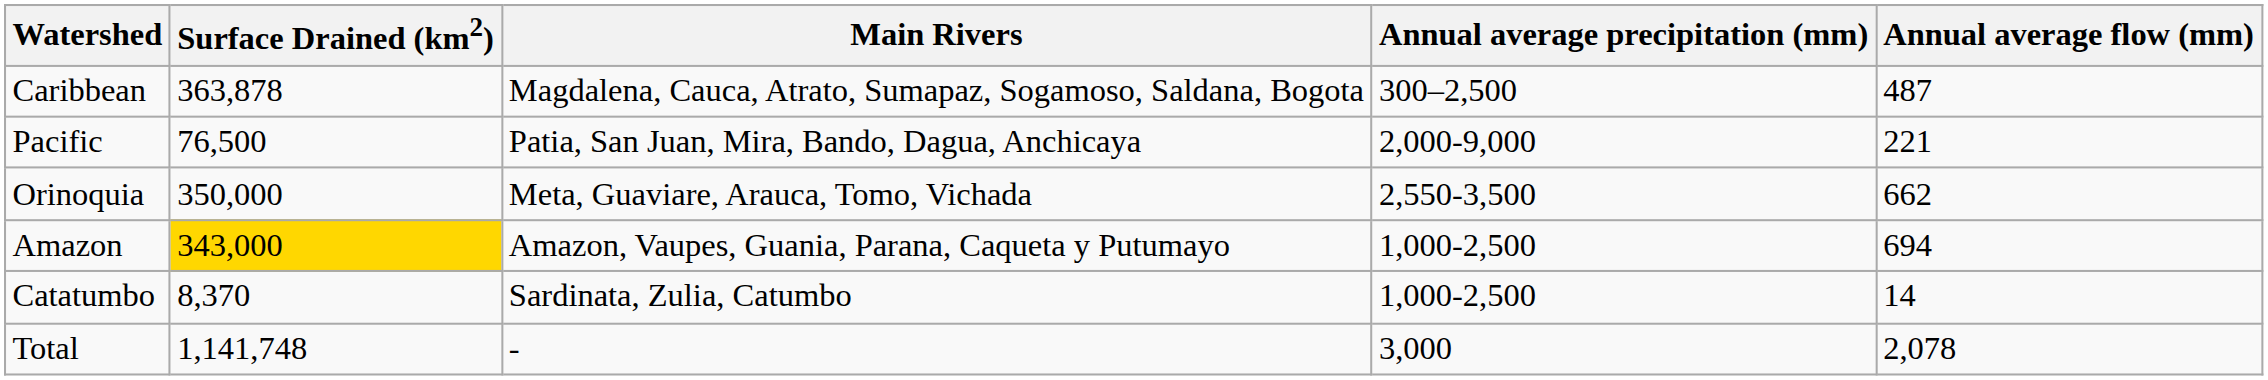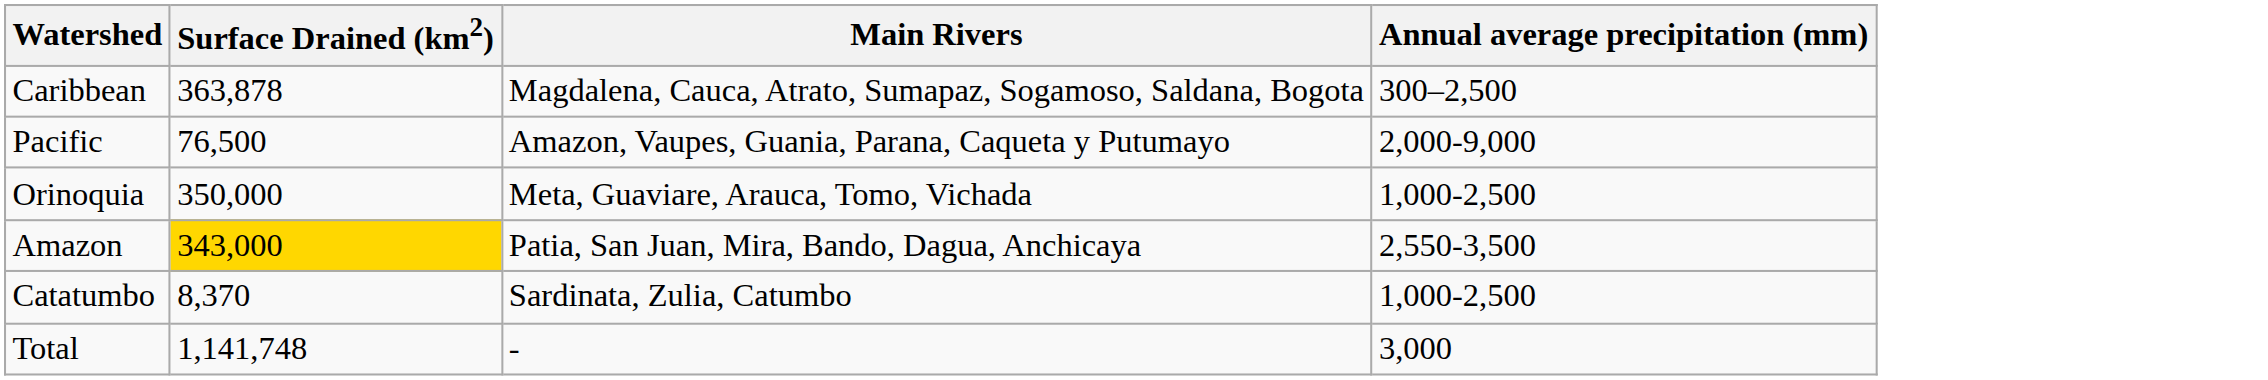- column: (2069, 34)
(825, 142) Patia, San Juan, Mira, Bando, Dagua, Anchicaya -> (869, 142) Amazon, Vaupes, Guania, Parana, Caqueta y Putumayo
(1457, 193) 2,550-3,500 -> (1457, 193) 1,000-2,500
(869, 245) Amazon, Vaupes, Guania, Parana, Caqueta y Putumayo -> (825, 245) Patia, San Juan, Mira, Bando, Dagua, Anchicaya
(1457, 245) 1,000-2,500 -> (1457, 245) 2,550-3,500
